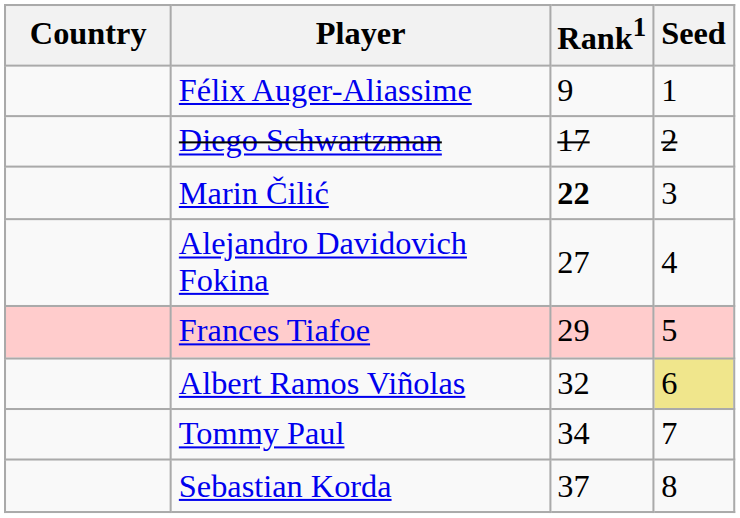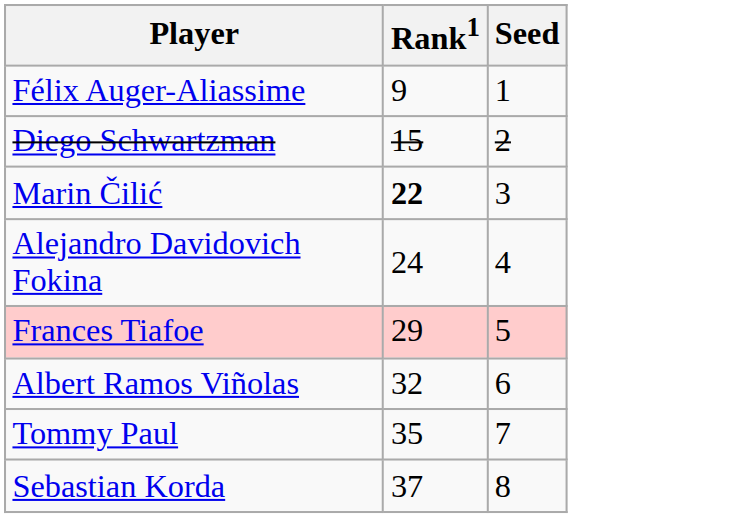- column: (88, 34)
(574, 141) 17 -> (407, 141) 15
(574, 262) 27 -> (407, 262) 24
(669, 382) khaki background -> (503, 382) no background
(574, 434) 34 -> (407, 434) 35
